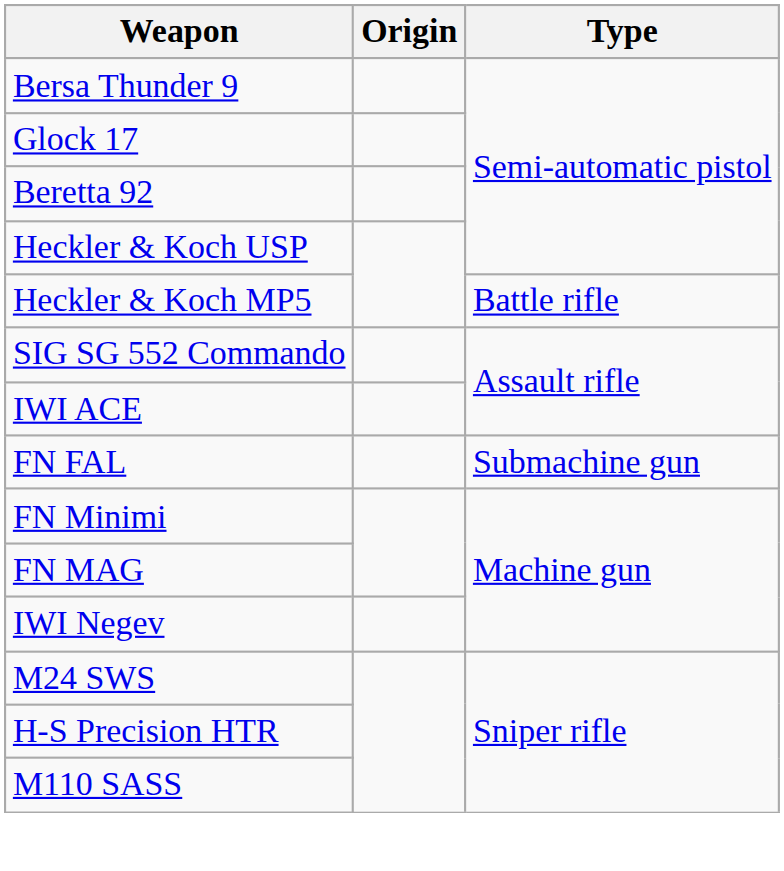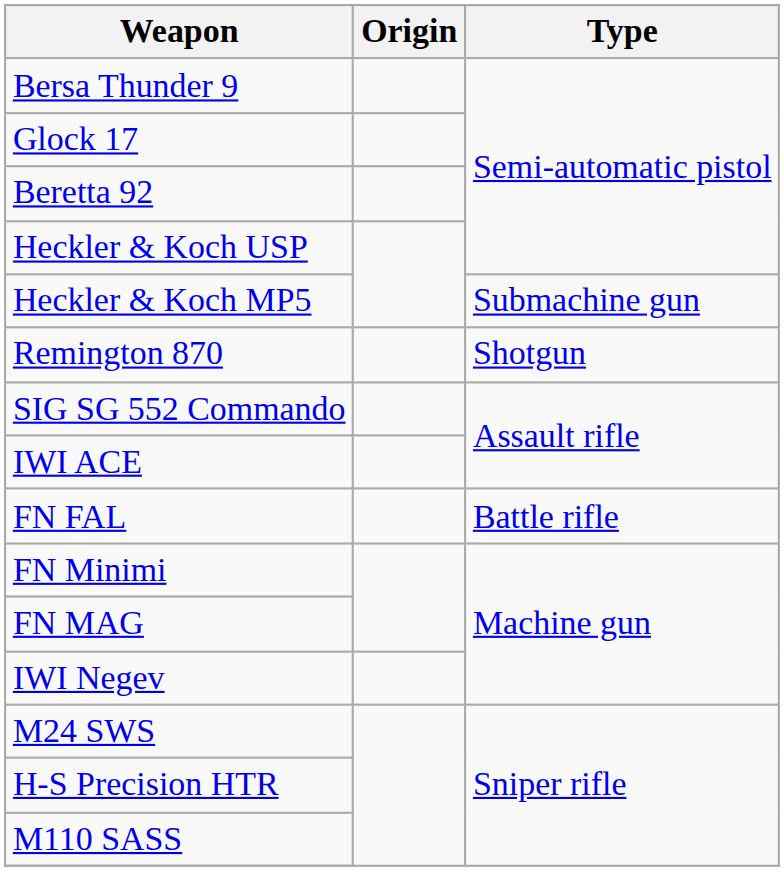(546, 300) Battle rifle -> (586, 300) Submachine gun
+ row: (118, 354)
(586, 461) Submachine gun -> (546, 515) Battle rifle
